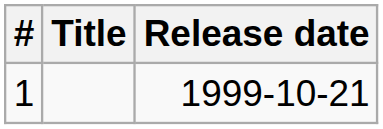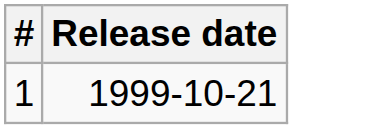- column: (89, 33)
